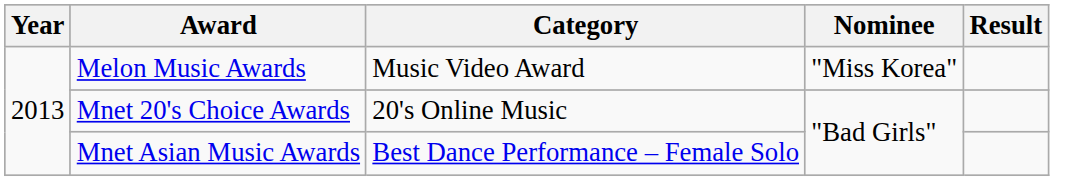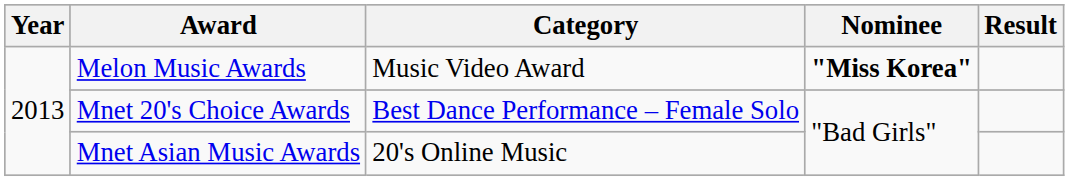(884, 68) normal -> (892, 68) bold
(470, 110) 20's Online Music -> (586, 110) Best Dance Performance – Female Solo
(586, 152) Best Dance Performance – Female Solo -> (470, 152) 20's Online Music
